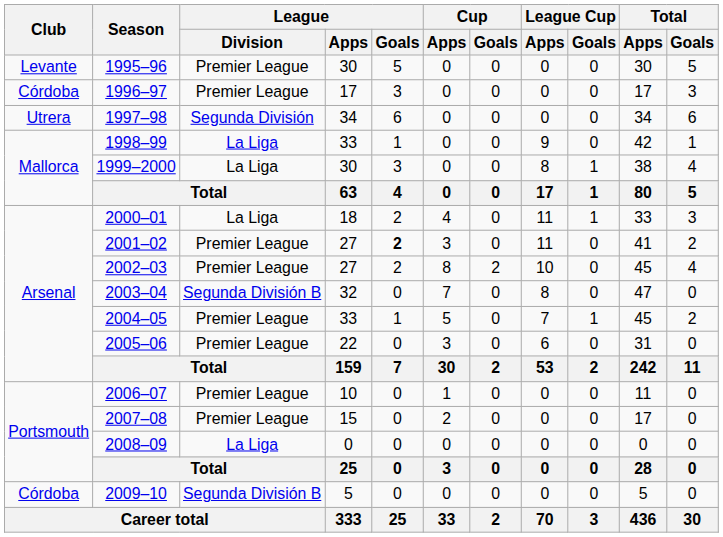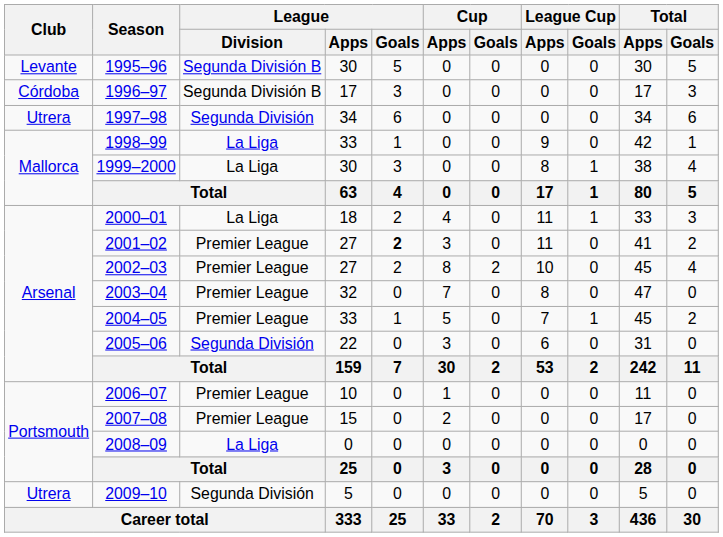(252, 67) Premier League -> (252, 67) Segunda División B
(252, 92) Premier League -> (252, 92) Segunda División B
(252, 293) Segunda División B -> (252, 293) Premier League
(252, 343) Premier League -> (252, 343) Segunda División
(49, 494) Córdoba -> (49, 494) Utrera
(252, 494) Segunda División B -> (252, 494) Segunda División
